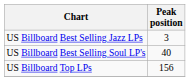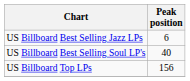(166, 38) 3 -> (166, 38) 6
